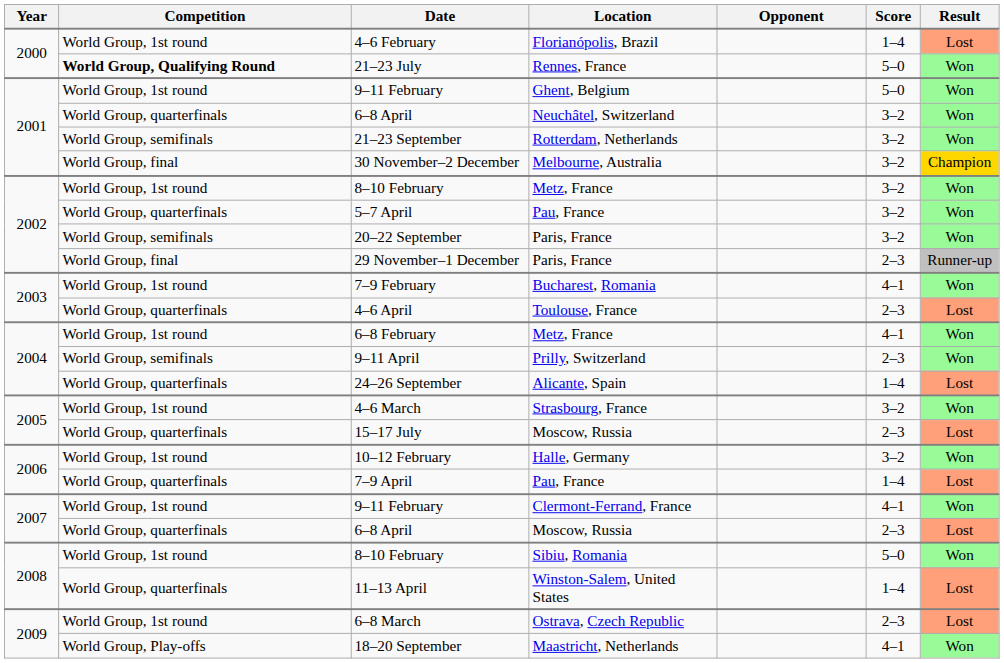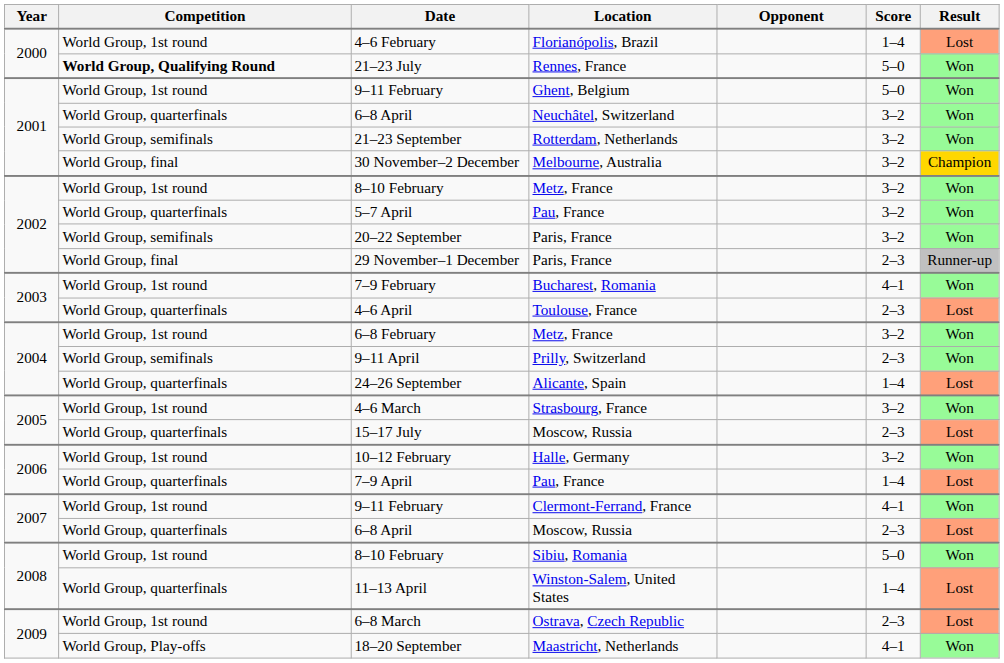(893, 334) 4–1 -> (893, 334) 3–2
